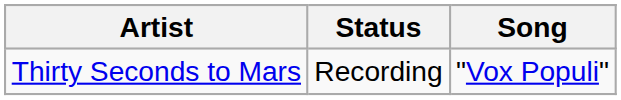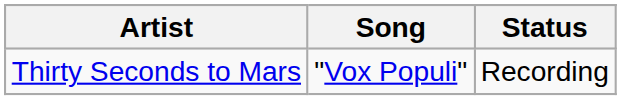columns swapped: (532, 27) <-> (378, 27)
